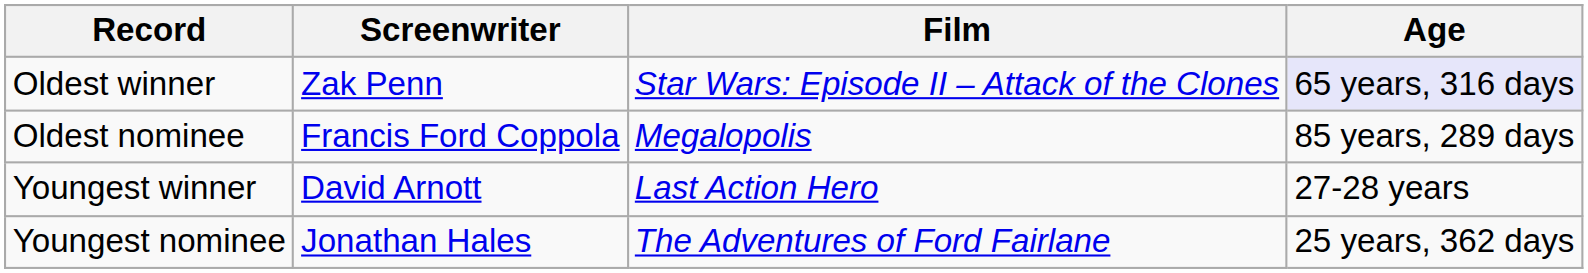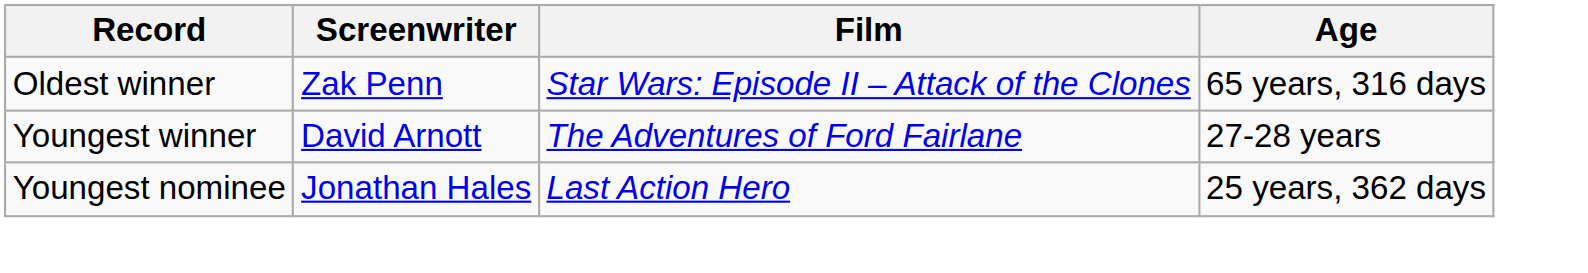(1434, 83) lavender background -> (1346, 83) no background
- row: (129, 135)
(757, 188) Last Action Hero -> (784, 135) The Adventures of Ford Fairlane
(873, 240) The Adventures of Ford Fairlane -> (668, 188) Last Action Hero
